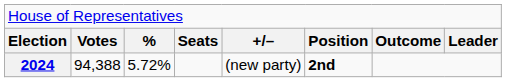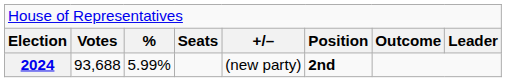(97, 64) 94,388 -> (97, 64) 93,688
(149, 64) 5.72% -> (149, 64) 5.99%
